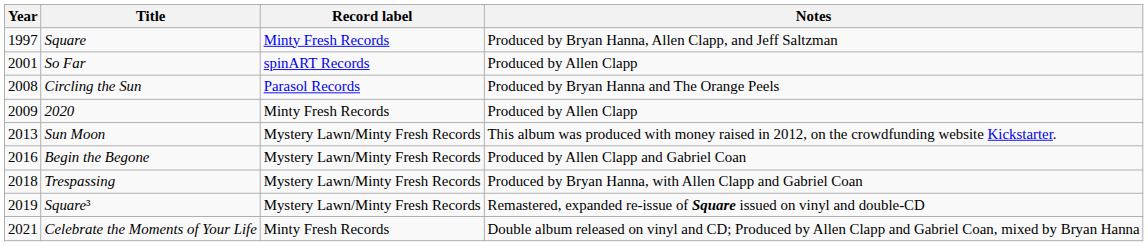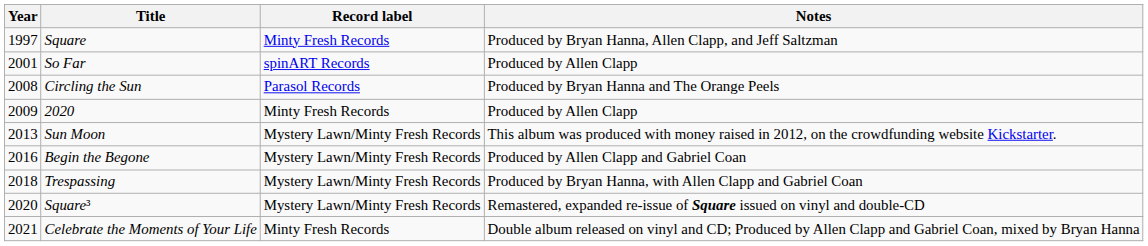(23, 205) 2019 -> (23, 205) 2020
